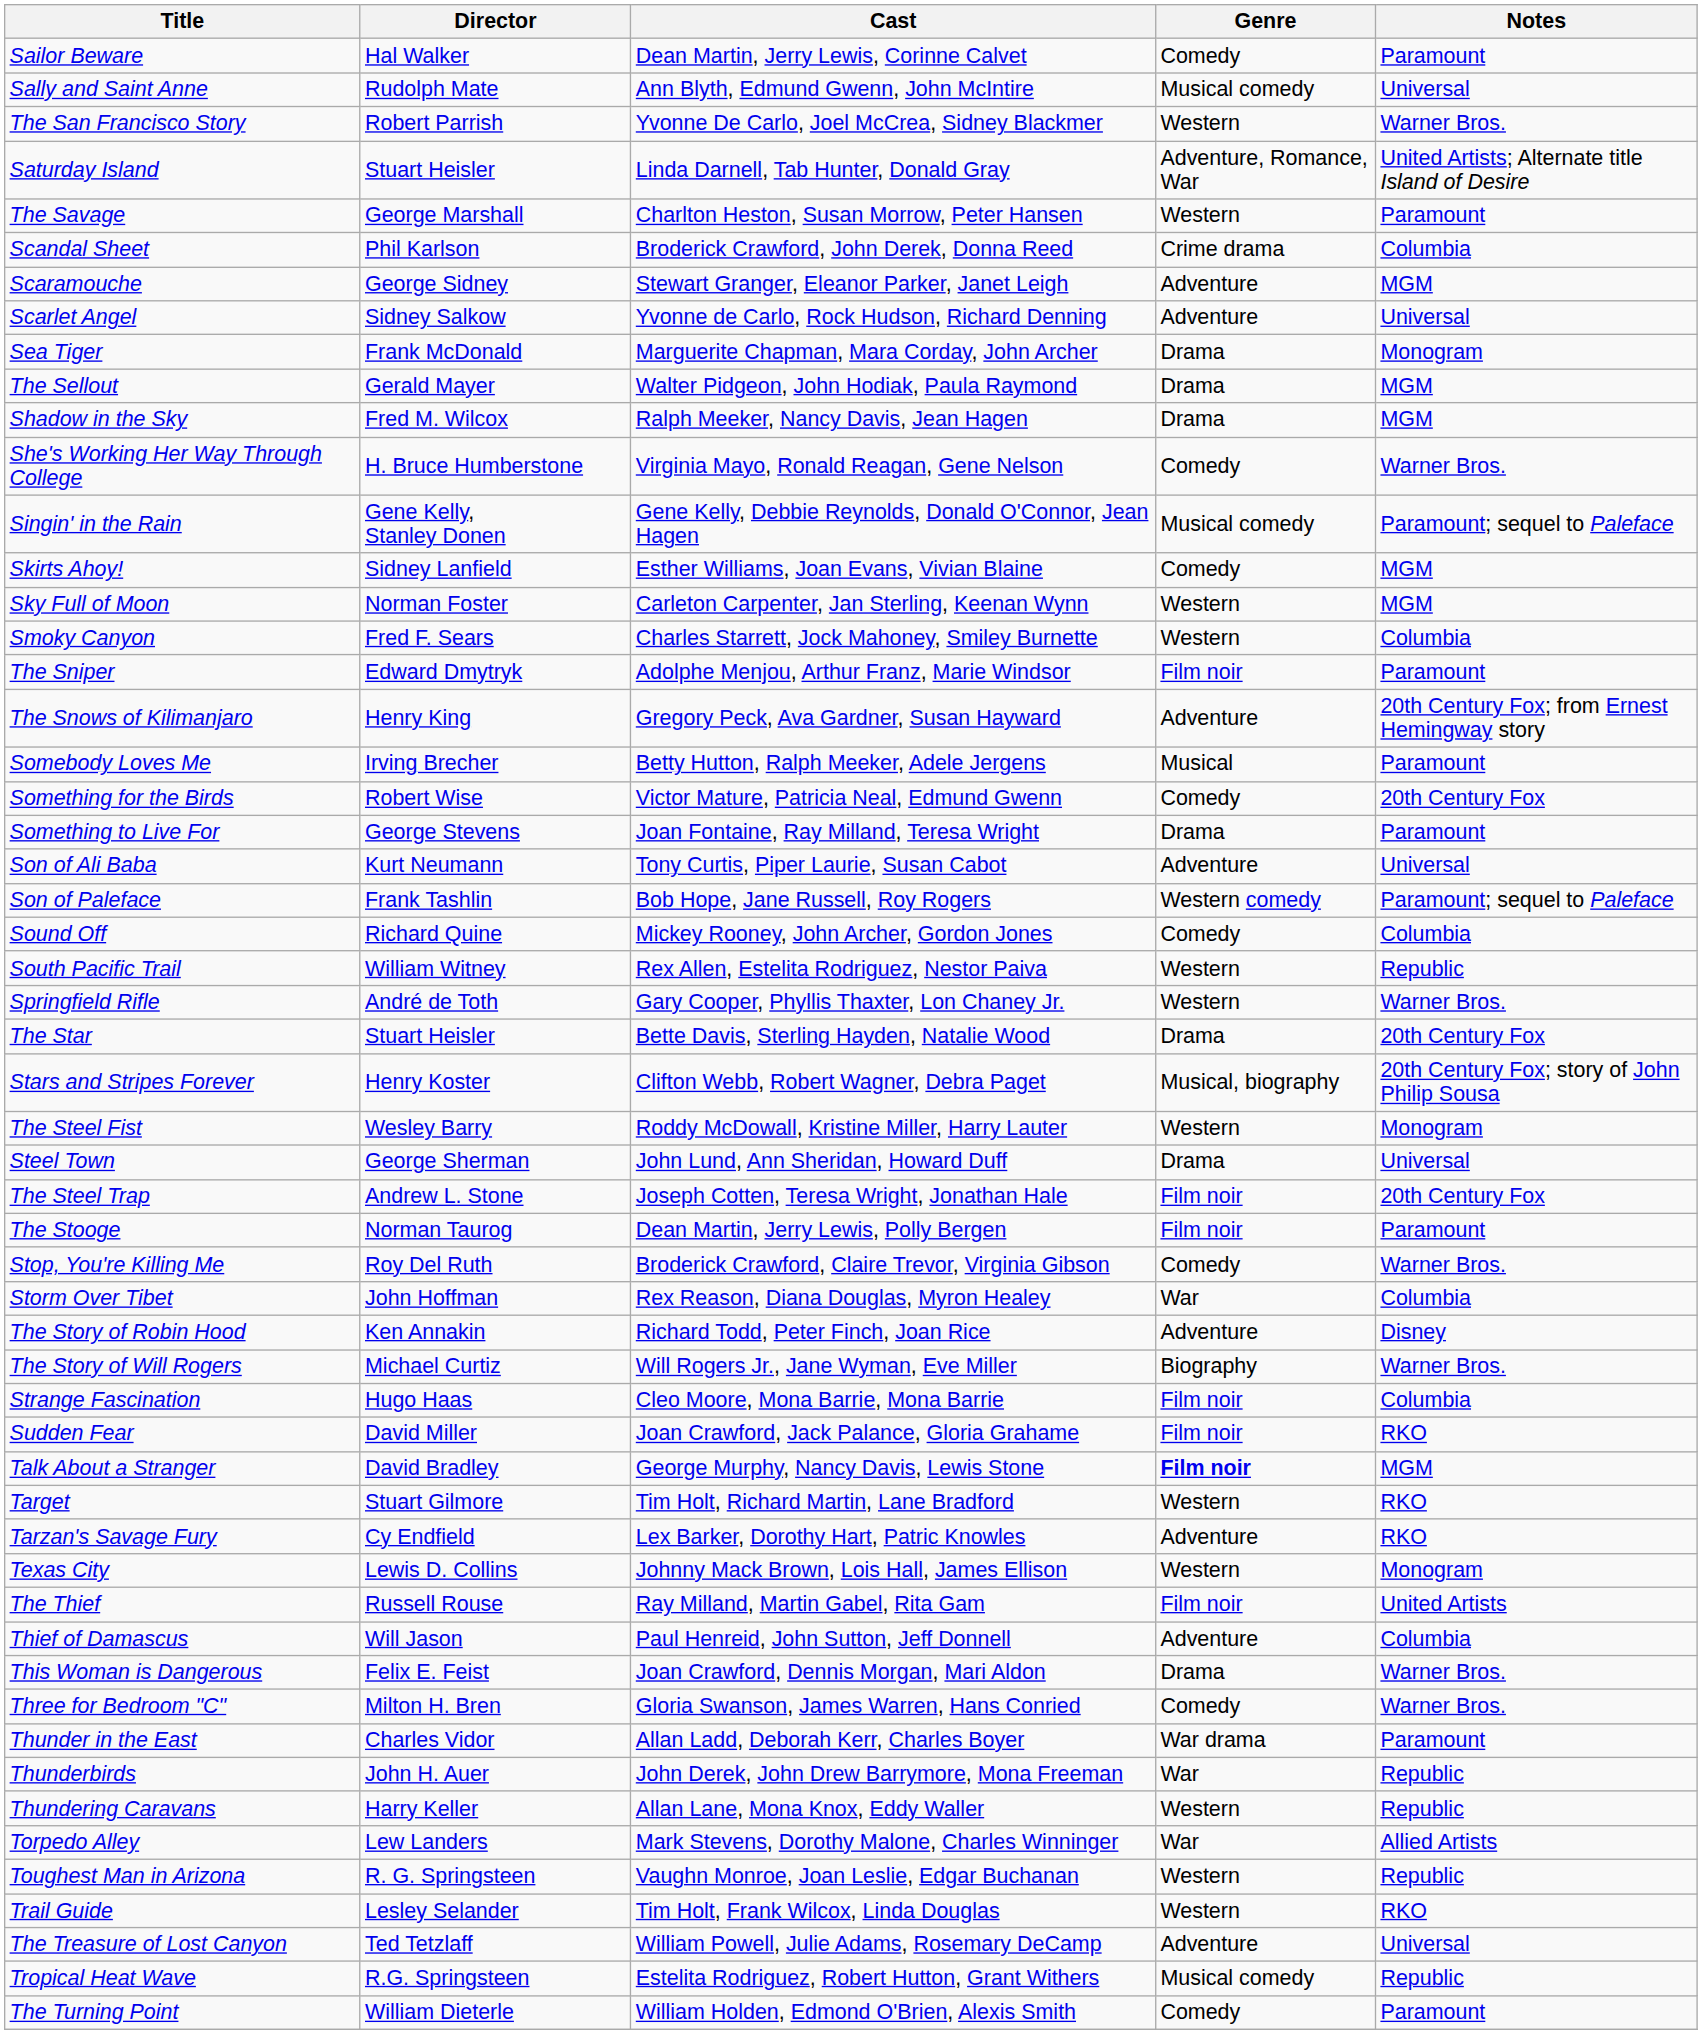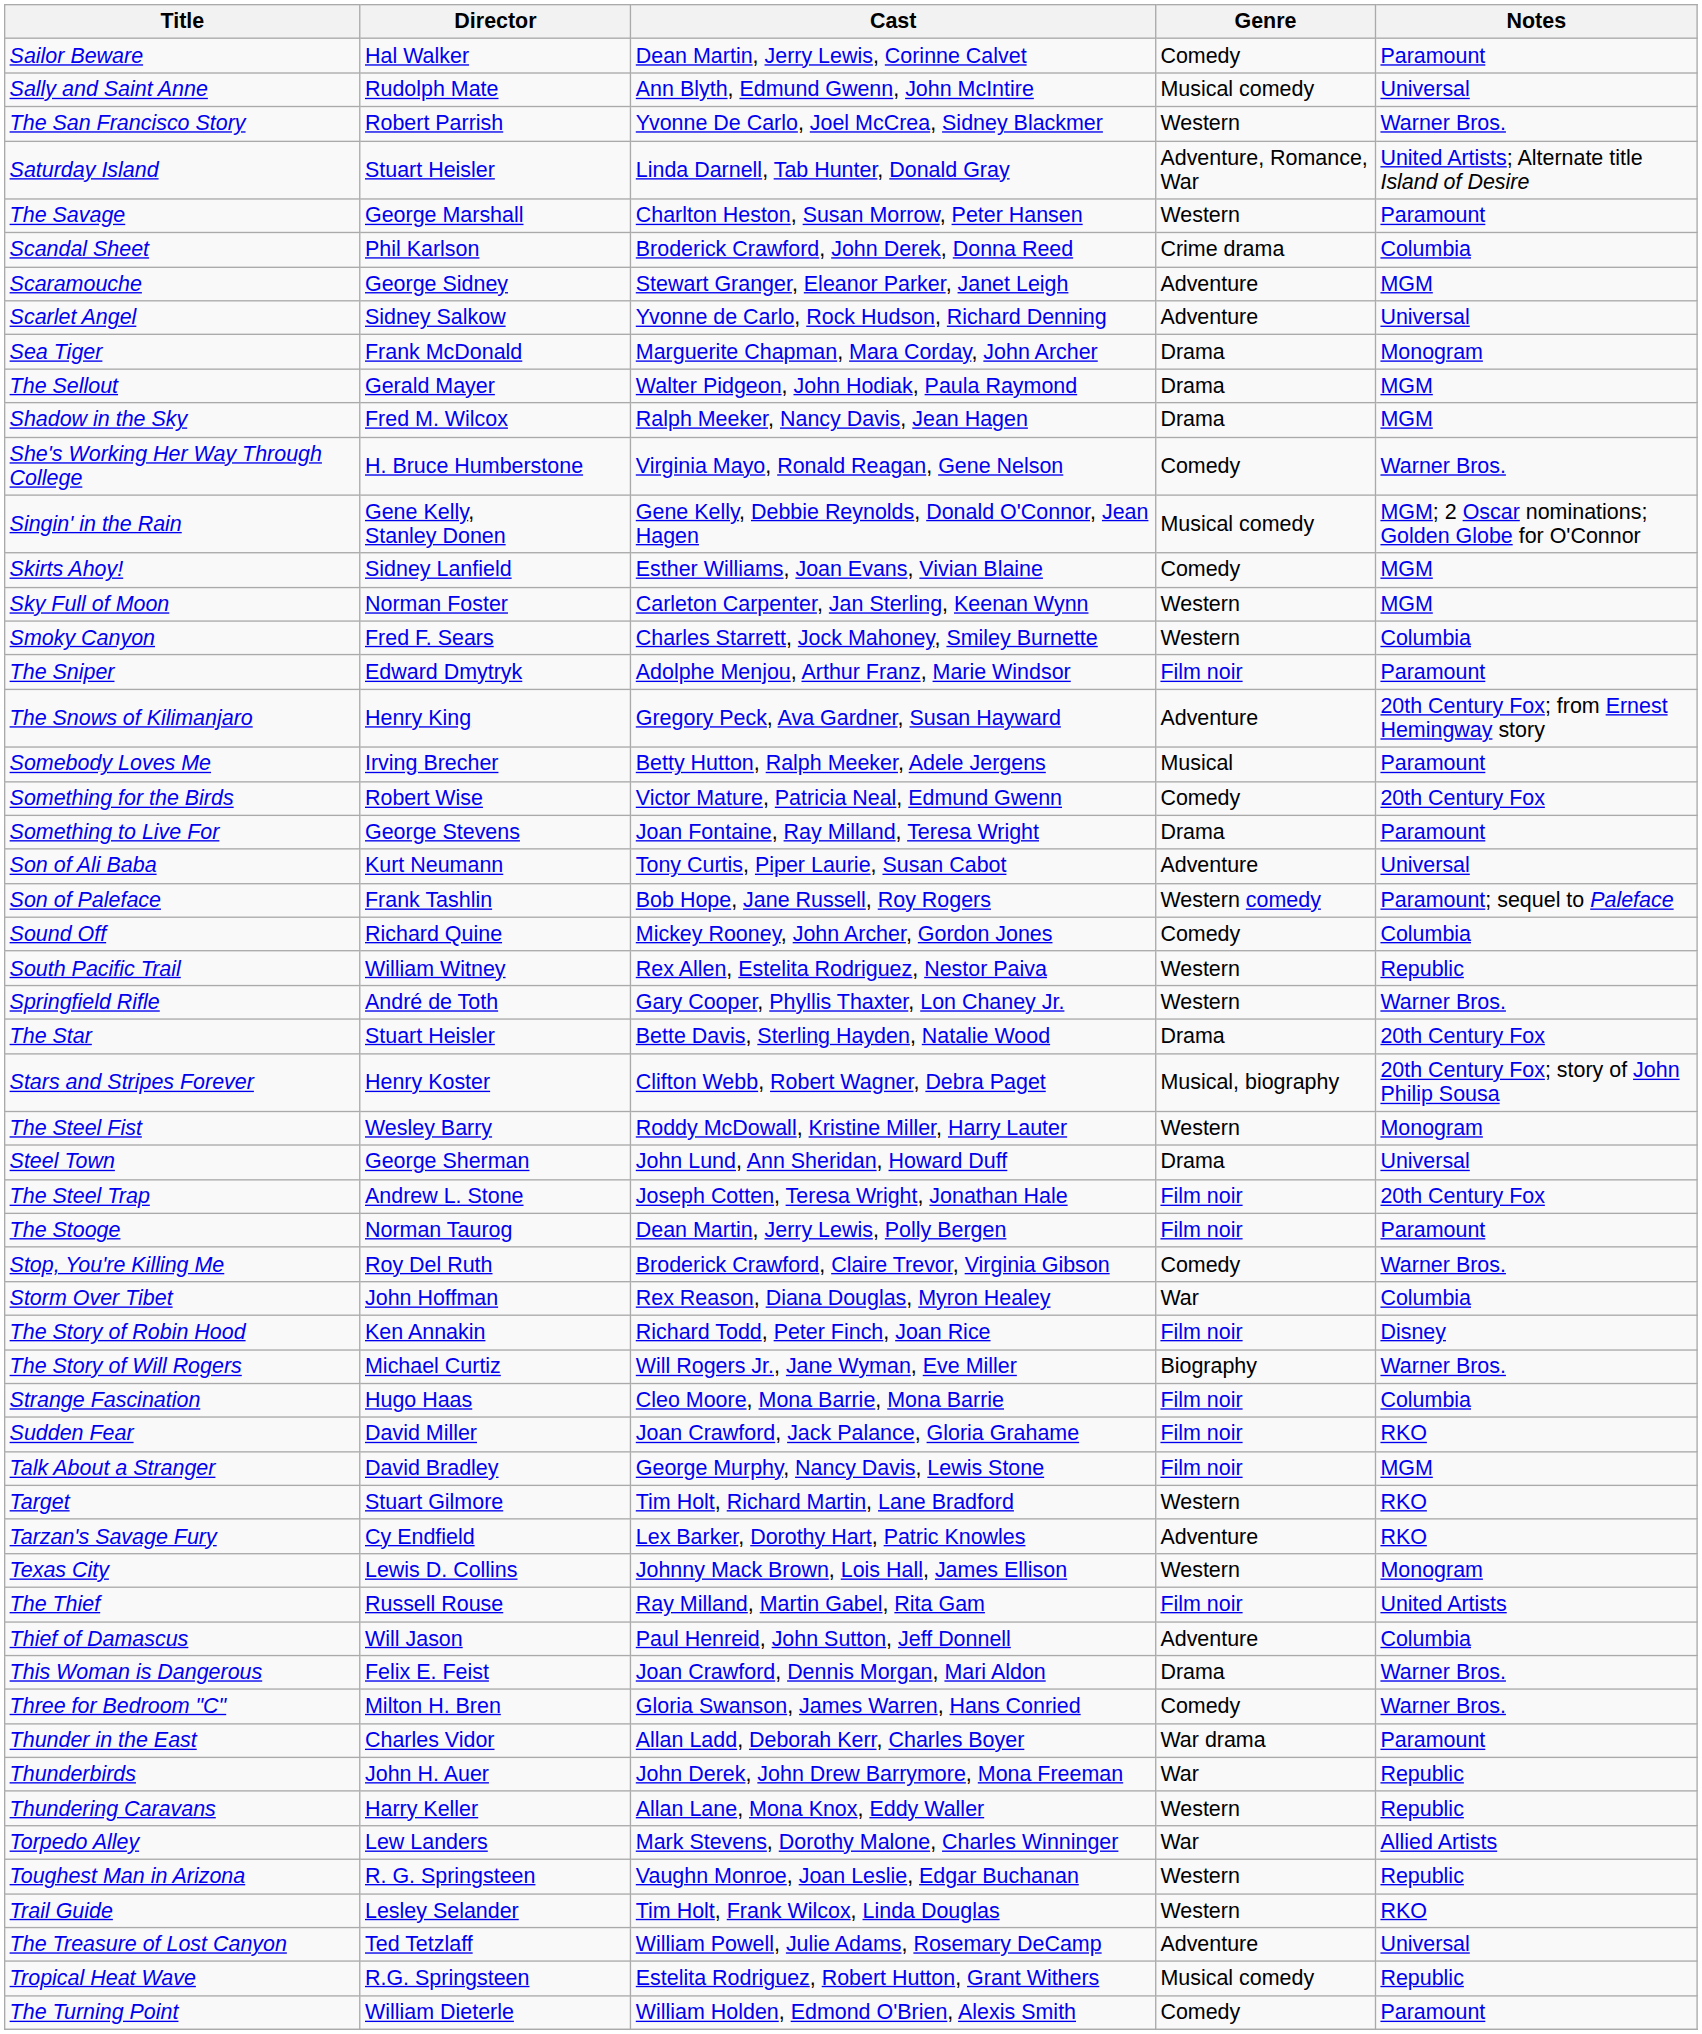(1527, 523) Paramount; sequel to Paleface -> (1514, 523) MGM; 2 Oscar nominations; Golden Globe for O'Connor
(1209, 1332) Adventure -> (1202, 1332) Film noir
(1206, 1468) bold -> (1202, 1468) normal
